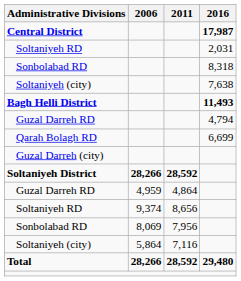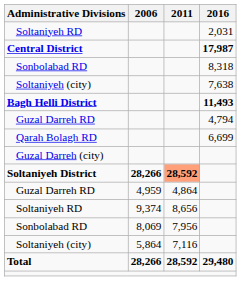rows swapped: (45, 31) <-> (49, 48)
(182, 173) no background -> (182, 173) lightsalmon background
